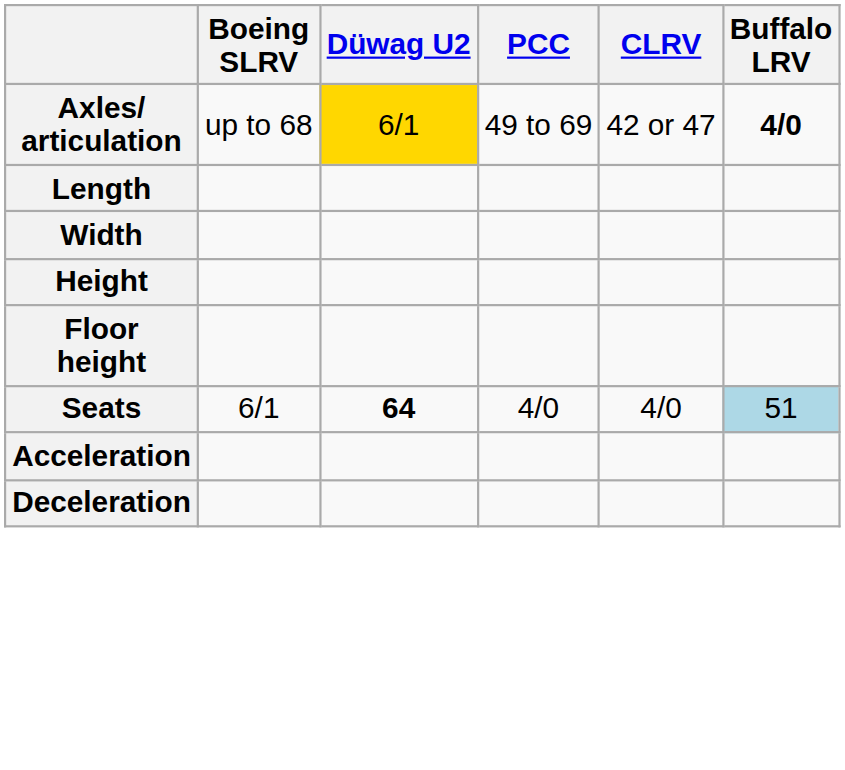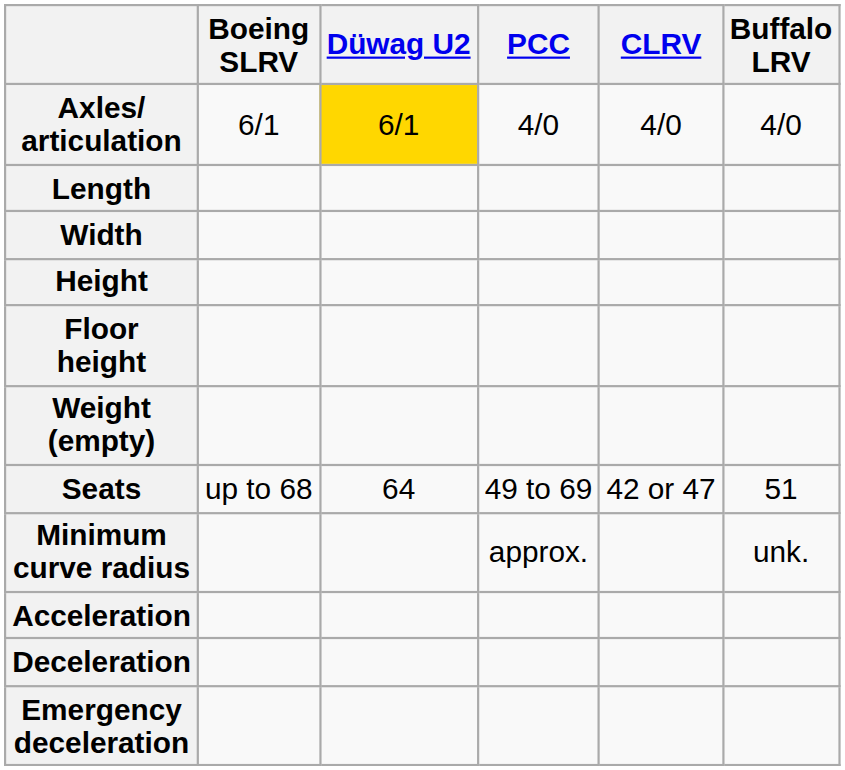(259, 124) up to 68 -> (259, 124) 6/1
(539, 124) 49 to 69 -> (538, 124) 4/0
(661, 124) 42 or 47 -> (661, 124) 4/0
(781, 124) bold -> (781, 124) normal
+ row: (101, 425)
(259, 408) 6/1 -> (259, 488) up to 68
(399, 408) bold -> (399, 488) normal
(538, 408) 4/0 -> (539, 488) 49 to 69
(661, 408) 4/0 -> (661, 488) 42 or 47
(781, 408) lightblue background -> (781, 488) no background
+ row: (102, 552)
+ row: (101, 725)
